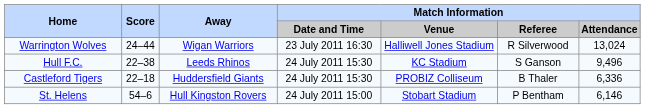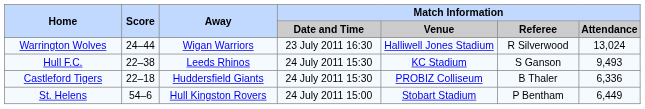(609, 62) 9,496 -> (609, 62) 9,493
(609, 95) 6,146 -> (609, 95) 6,449
